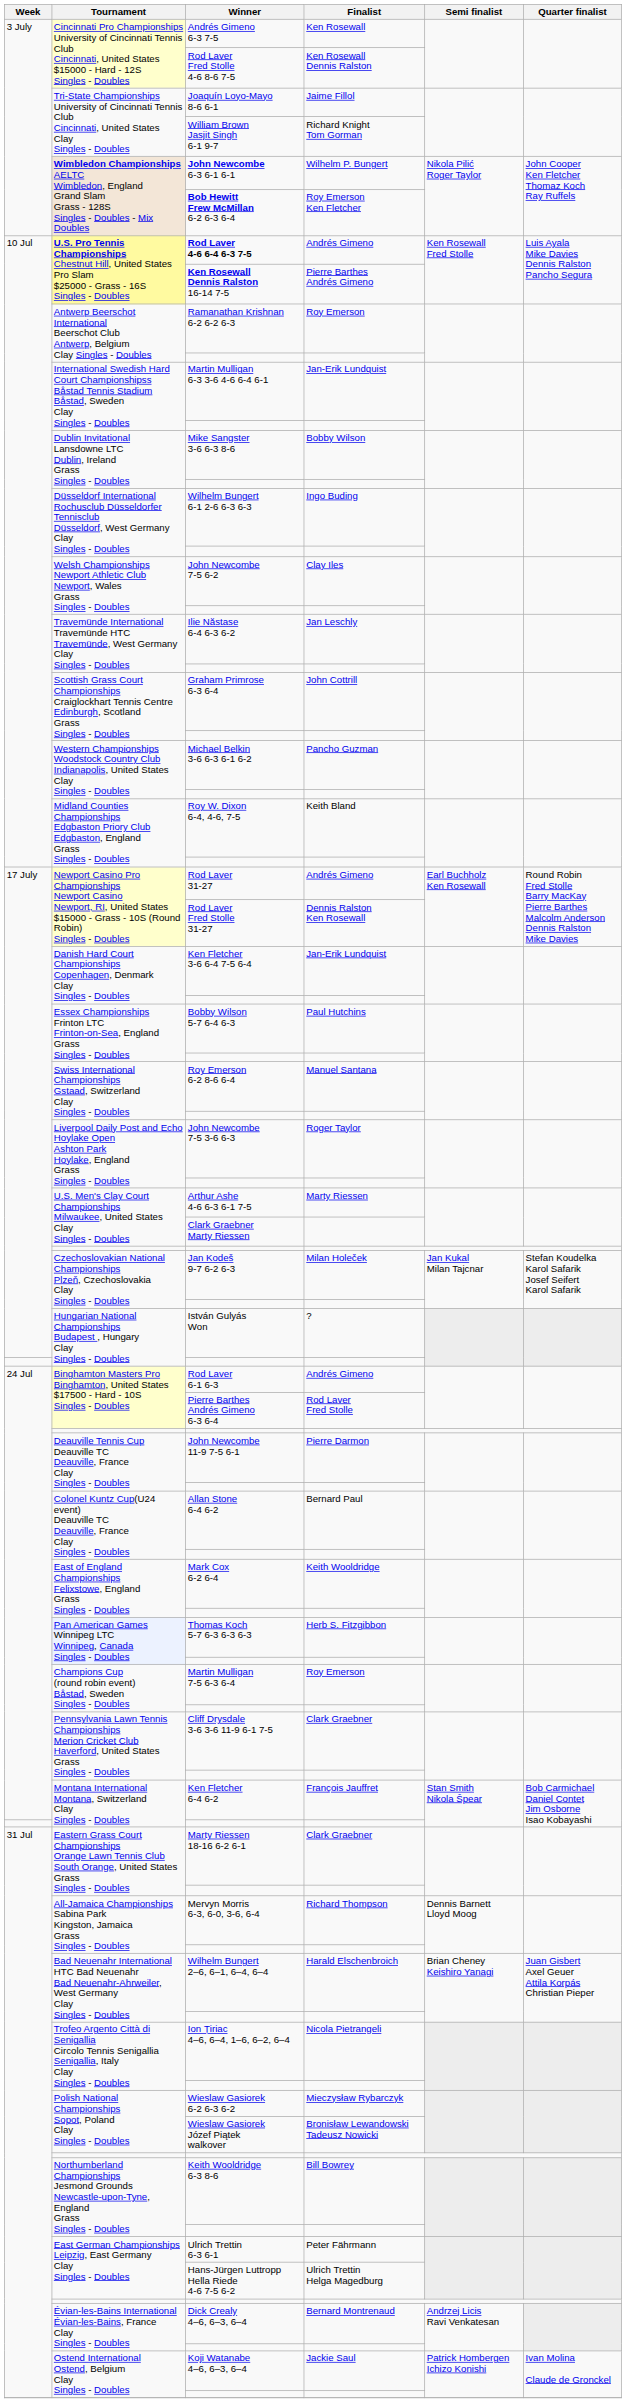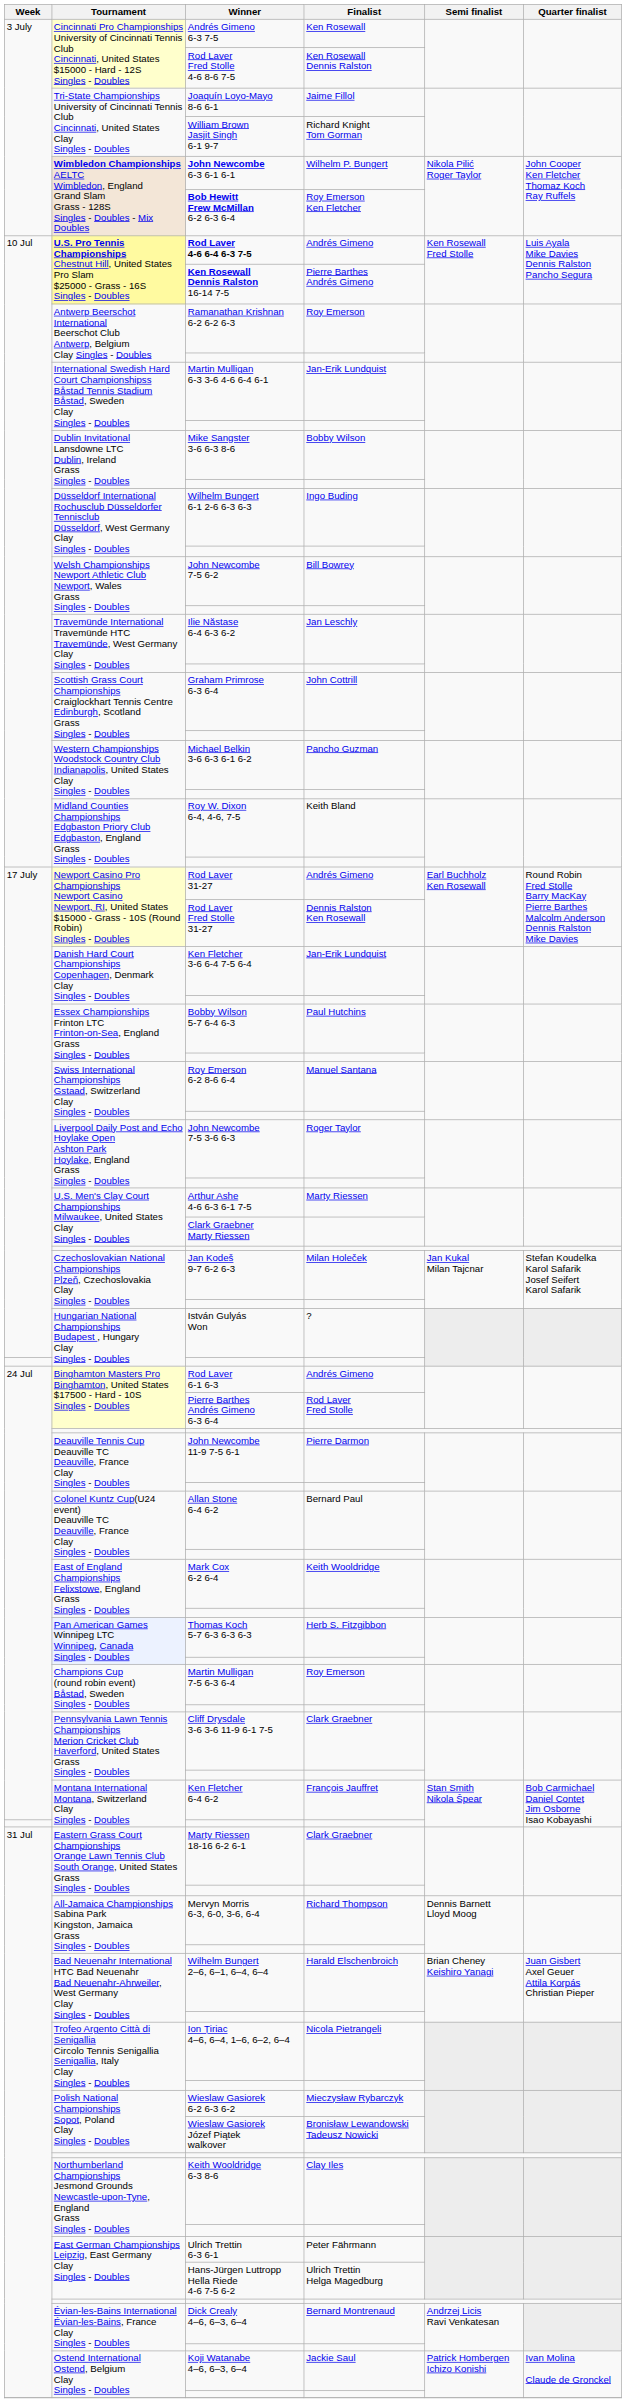(325, 564) Clay Iles -> (330, 564) Bill Bowrey
(330, 2165) Bill Bowrey -> (325, 2165) Clay Iles
